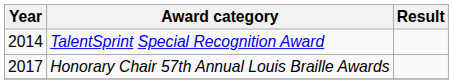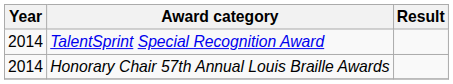(26, 66) 2017 -> (26, 66) 2014
